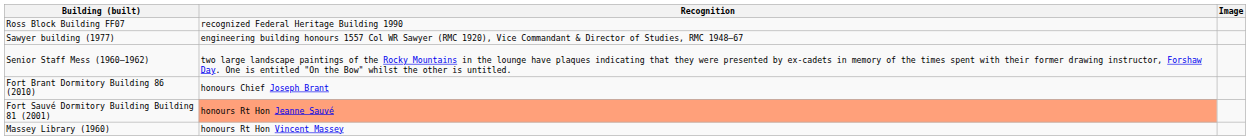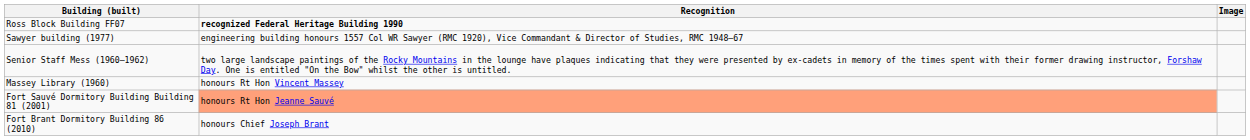(302, 24) normal -> (302, 24) bold
rows swapped: (58, 129) <-> (85, 88)
